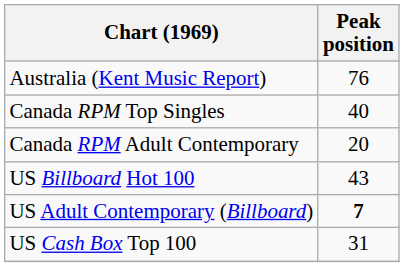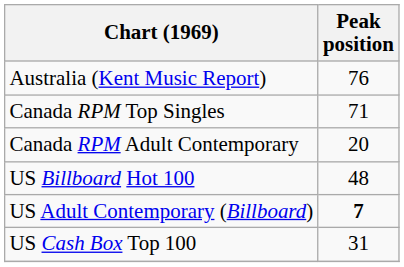(358, 111) 40 -> (358, 111) 71
(358, 177) 43 -> (358, 177) 48
